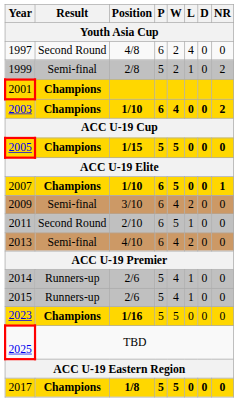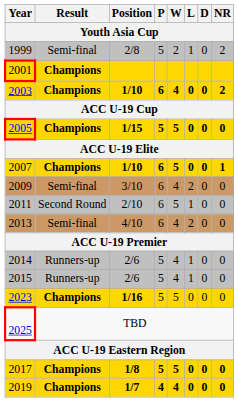- row: (20, 50)
+ row: (20, 387)
